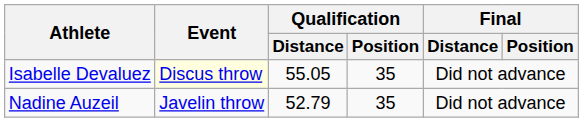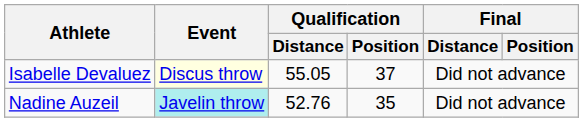(385, 75) 35 -> (385, 75) 37
(212, 103) no background -> (212, 103) paleturquoise background
(308, 103) 52.79 -> (308, 103) 52.76
